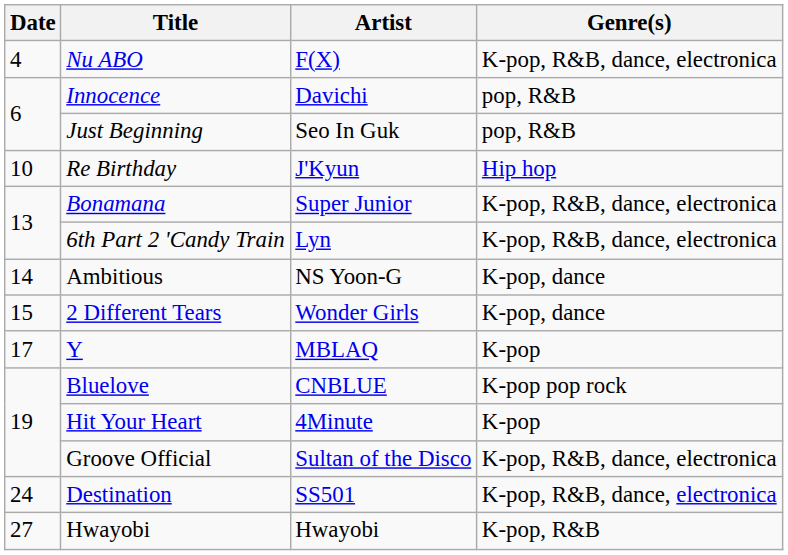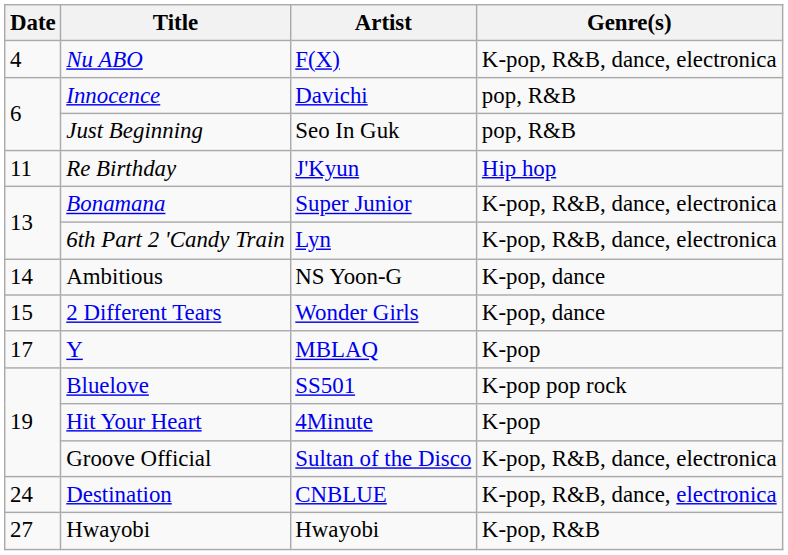(21, 167) 10 -> (21, 167) 11
(341, 385) CNBLUE -> (325, 385) SS501
(325, 494) SS501 -> (341, 494) CNBLUE
